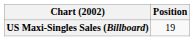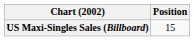(170, 28) 19 -> (170, 28) 15
